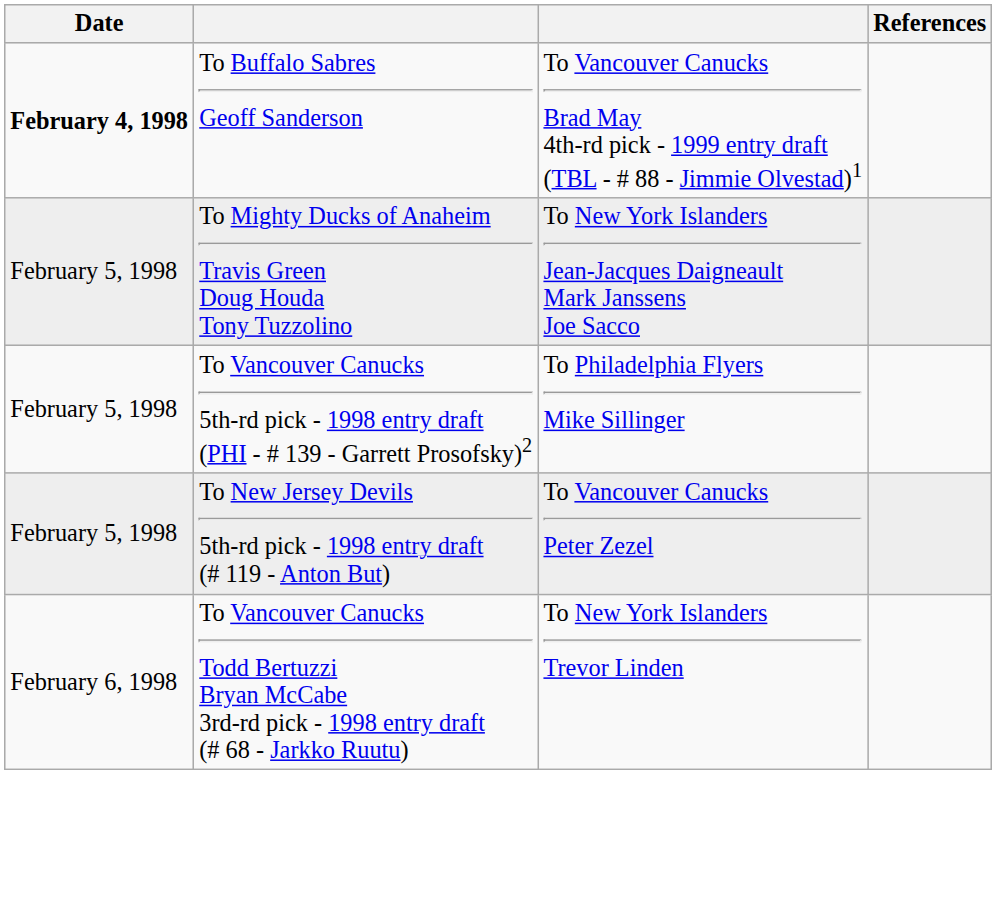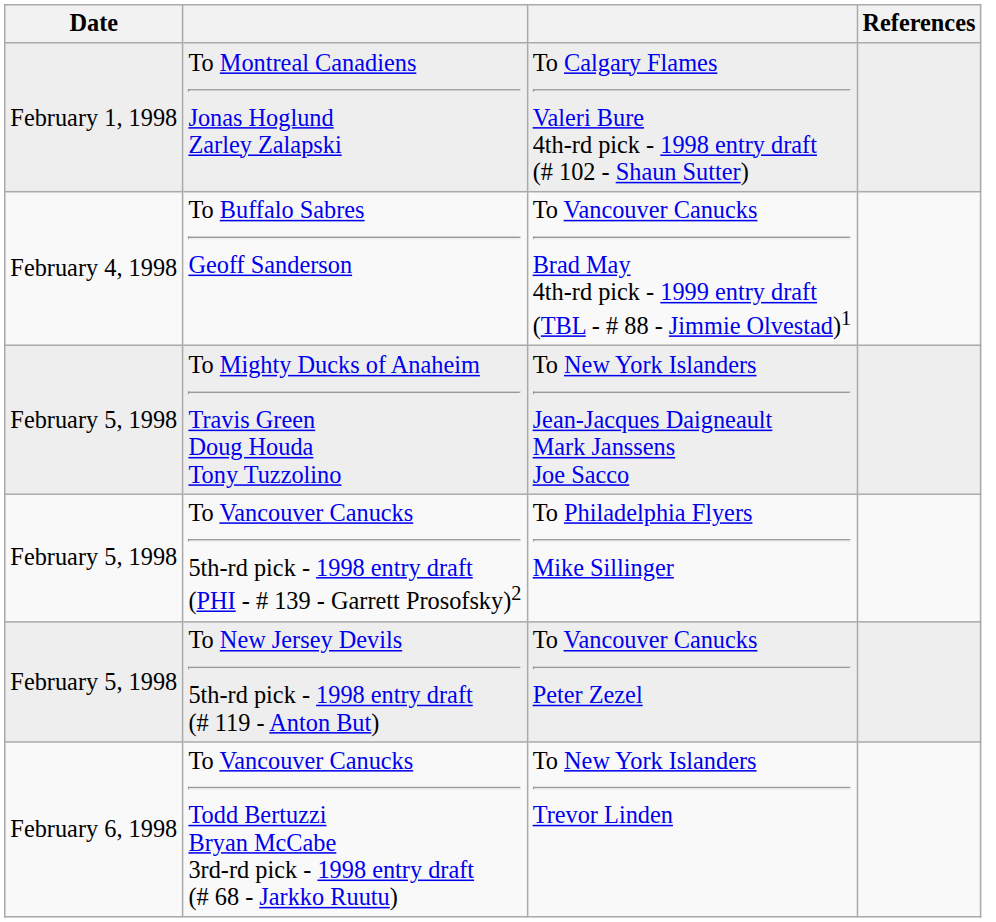+ row: (355, 103)
(99, 120) bold -> (94, 268) normal
